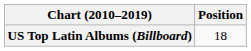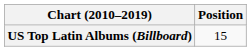(221, 35) 18 -> (221, 35) 15
